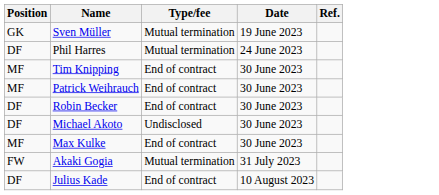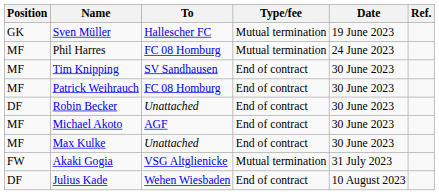+ column: (187, 13)
(15, 50) DF -> (15, 50) MF
(15, 124) DF -> (15, 124) MF
(173, 124) Undisclosed -> (272, 124) End of contract
